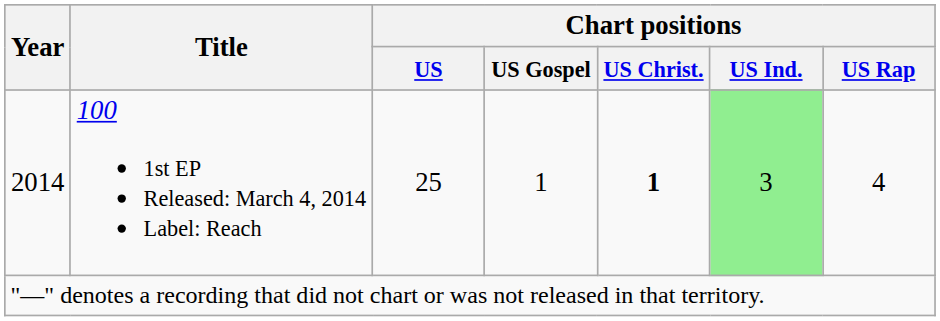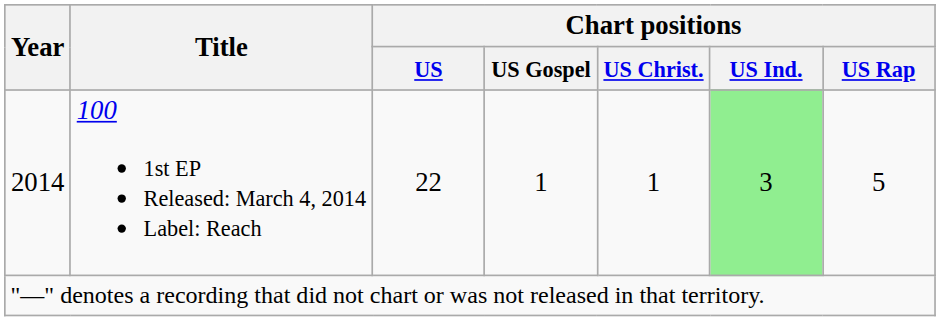(428, 182) 25 -> (428, 182) 22
(654, 182) bold -> (654, 182) normal
(879, 182) 4 -> (879, 182) 5
